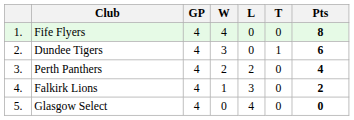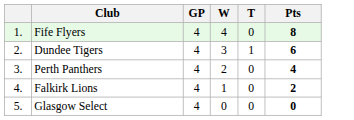- column: (251, 13)
